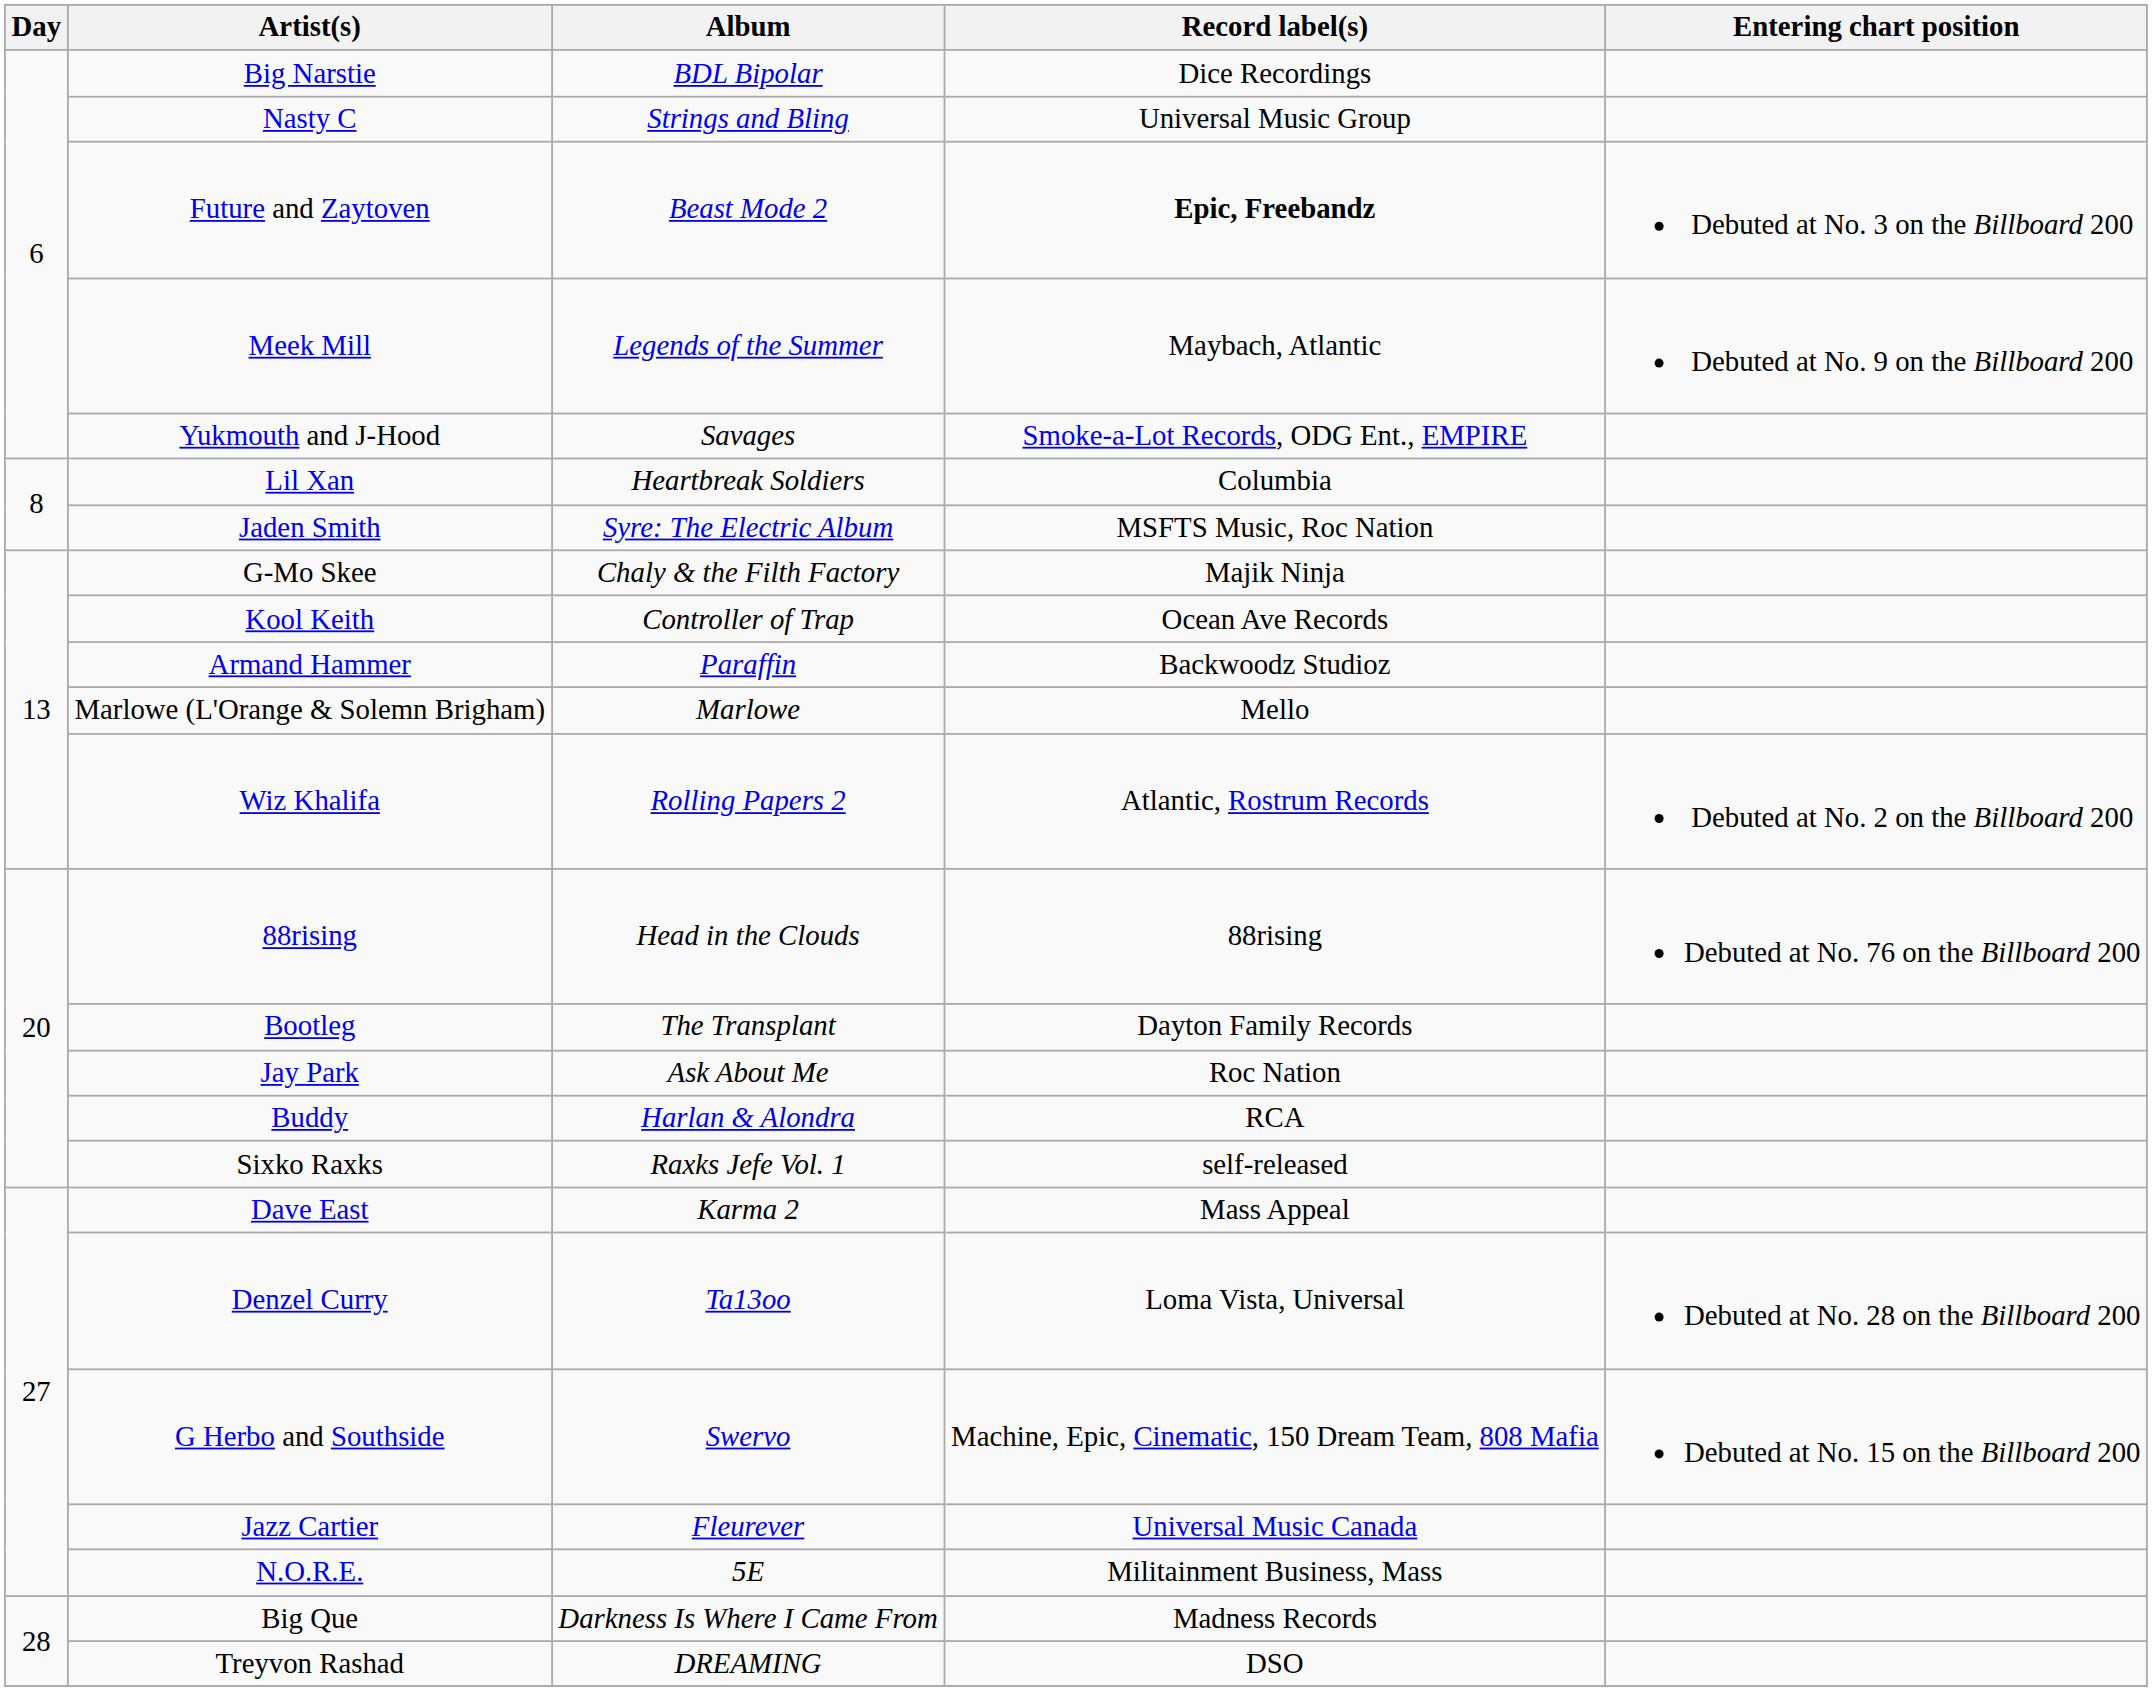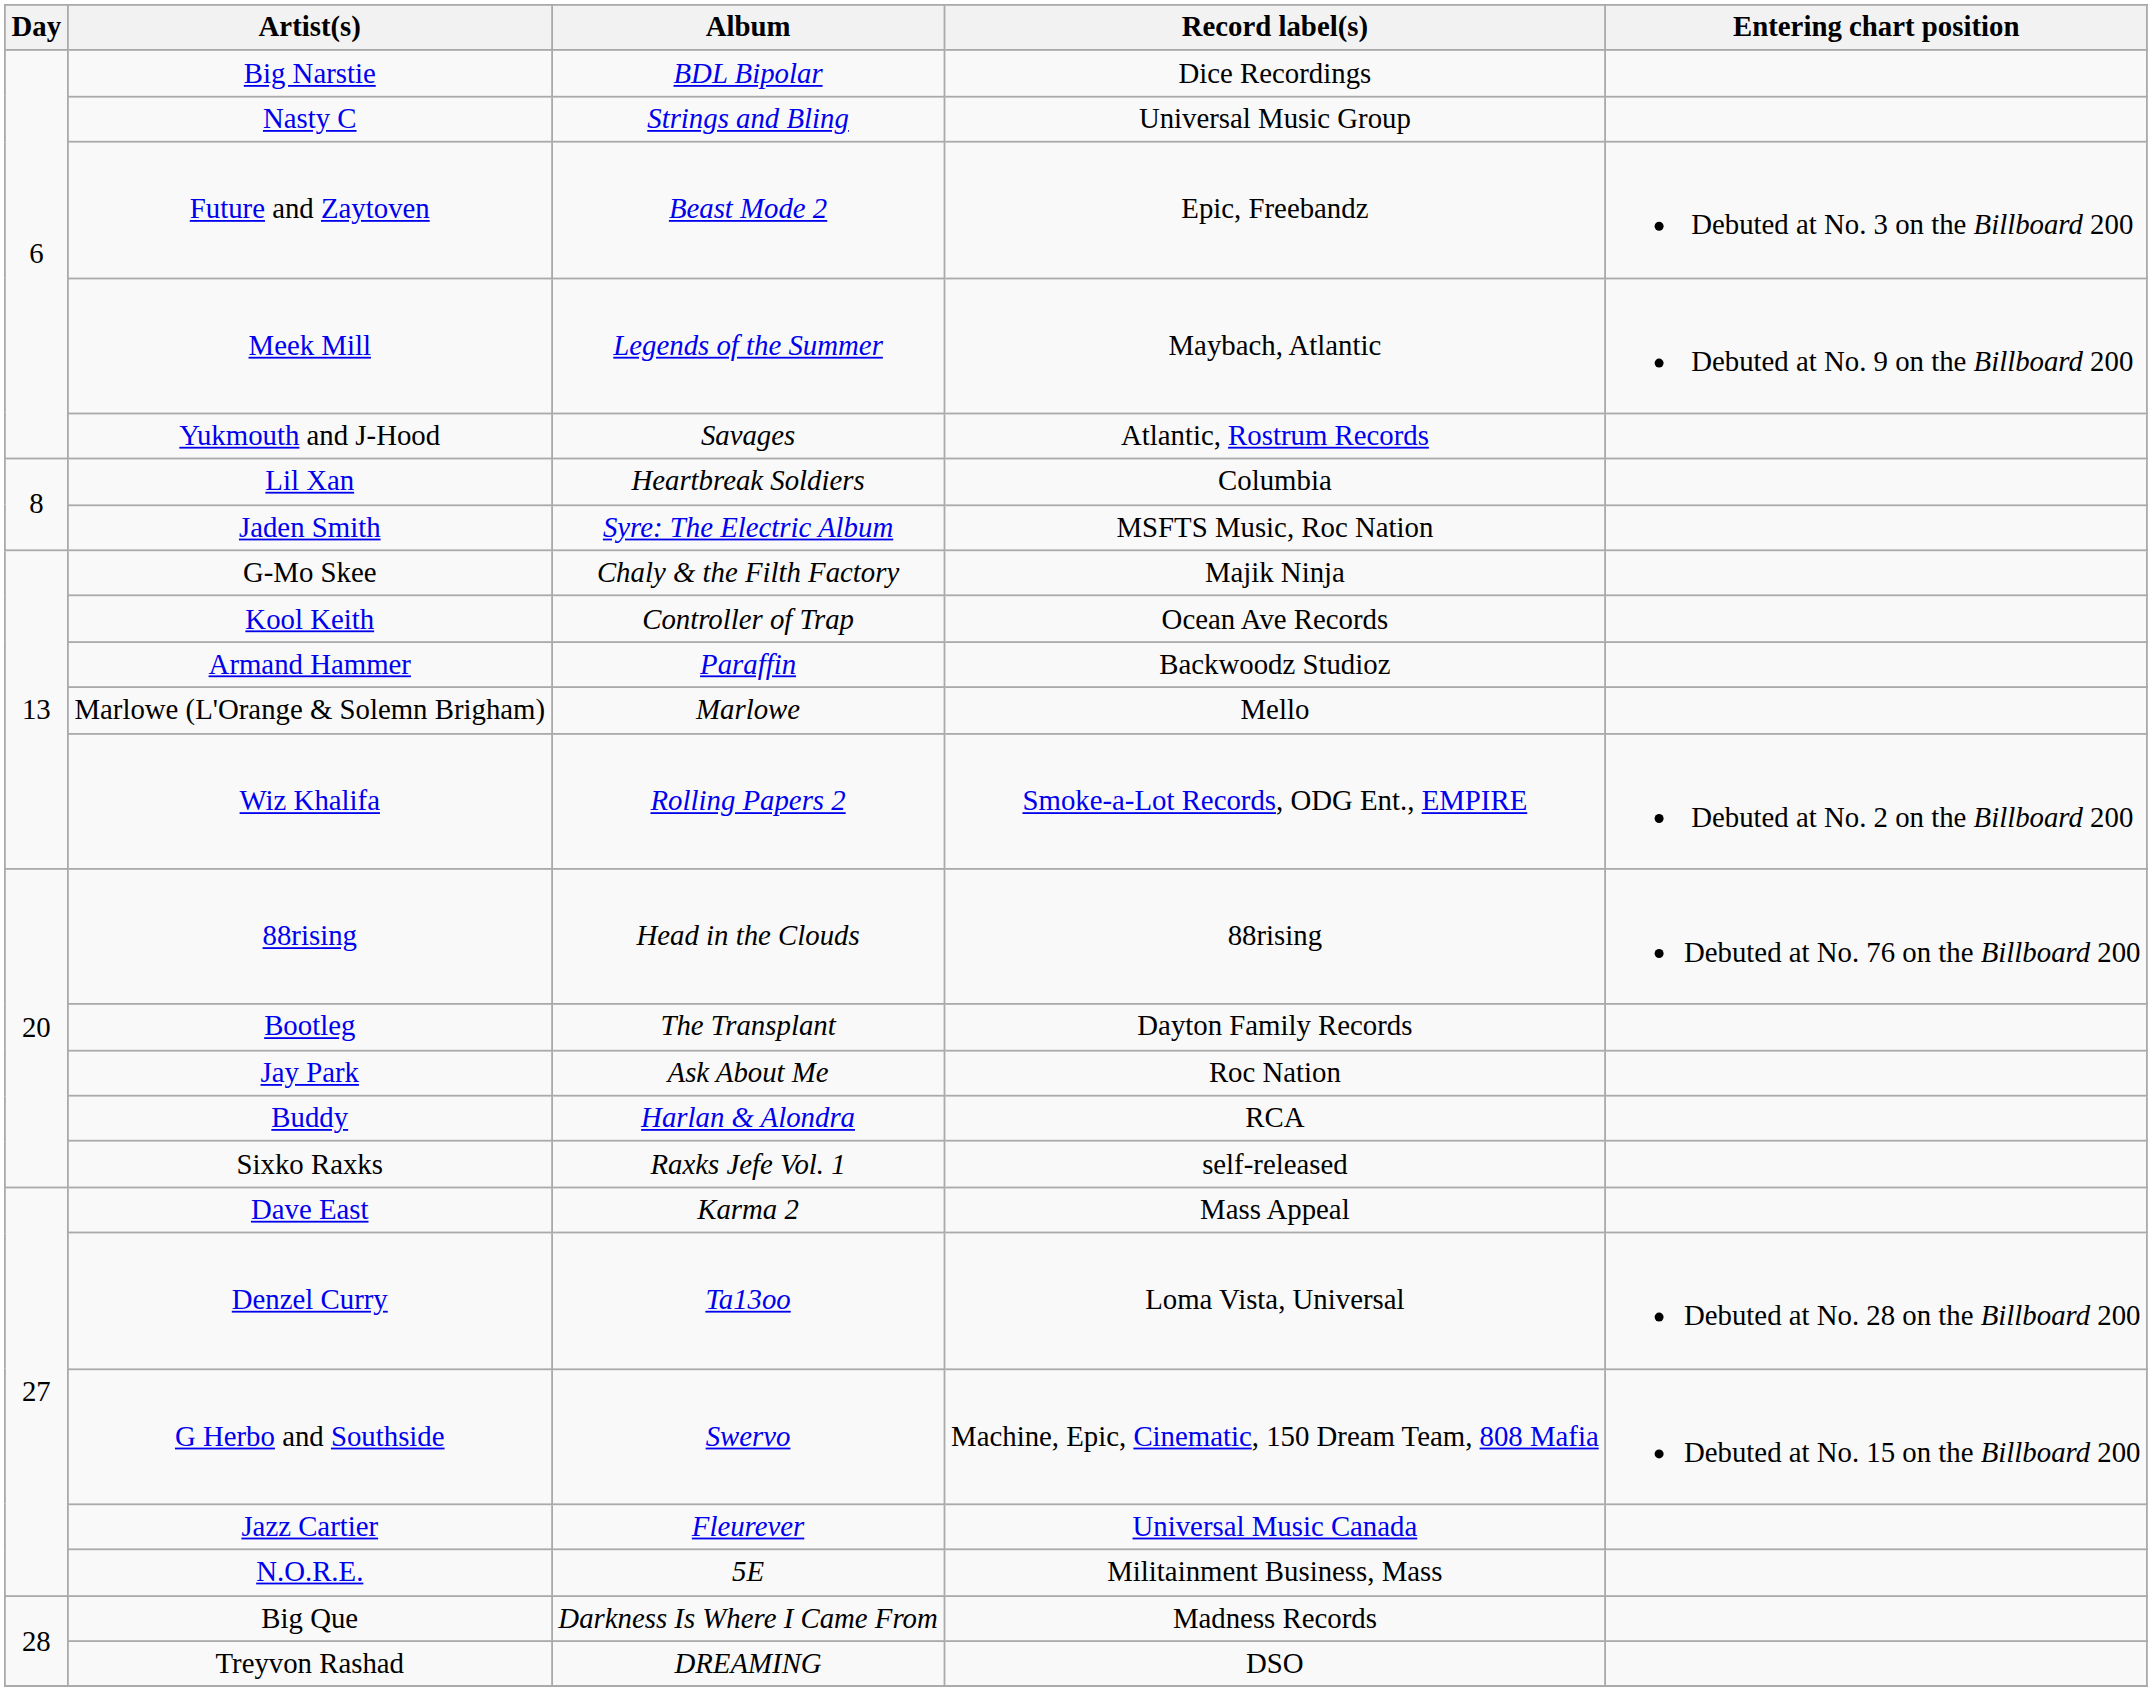(1275, 209) bold -> (1275, 209) normal
(1275, 435) Smoke-a-Lot Records, ODG Ent., EMPIRE -> (1275, 435) Atlantic, Rostrum Records
(1275, 800) Atlantic, Rostrum Records -> (1275, 800) Smoke-a-Lot Records, ODG Ent., EMPIRE
